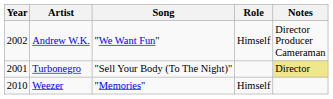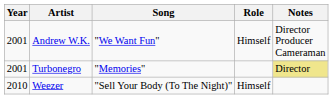(17, 40) 2002 -> (17, 40) 2001
(163, 69) "Sell Your Body (To The Night)" -> (120, 69) "Memories"
(120, 85) "Memories" -> (163, 85) "Sell Your Body (To The Night)"
